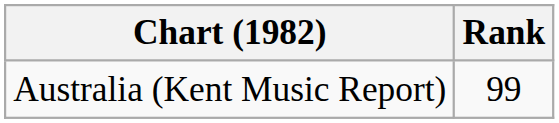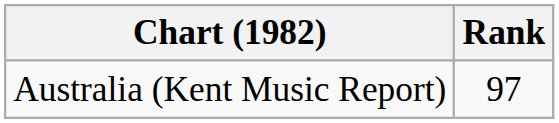(504, 88) 99 -> (504, 88) 97
